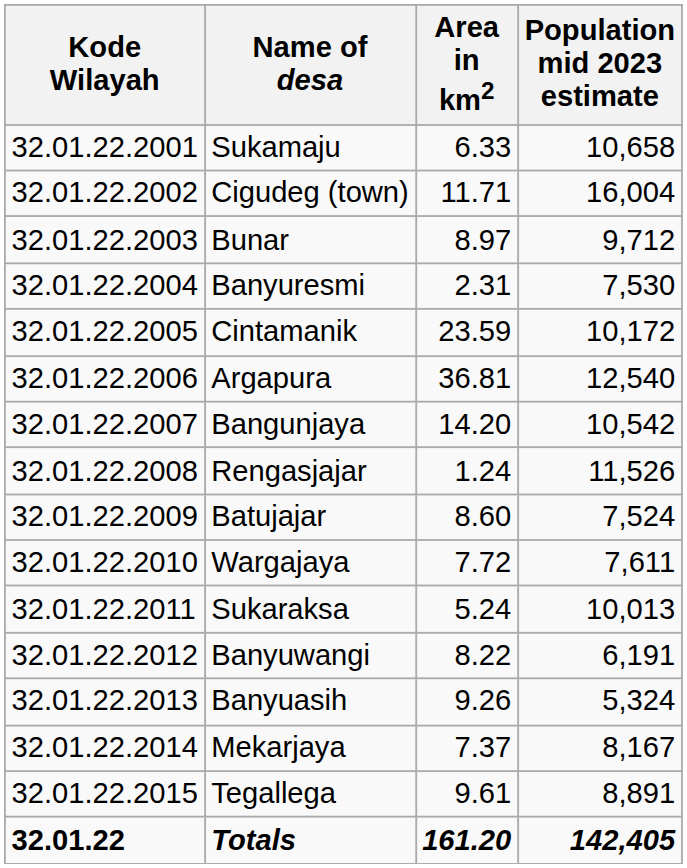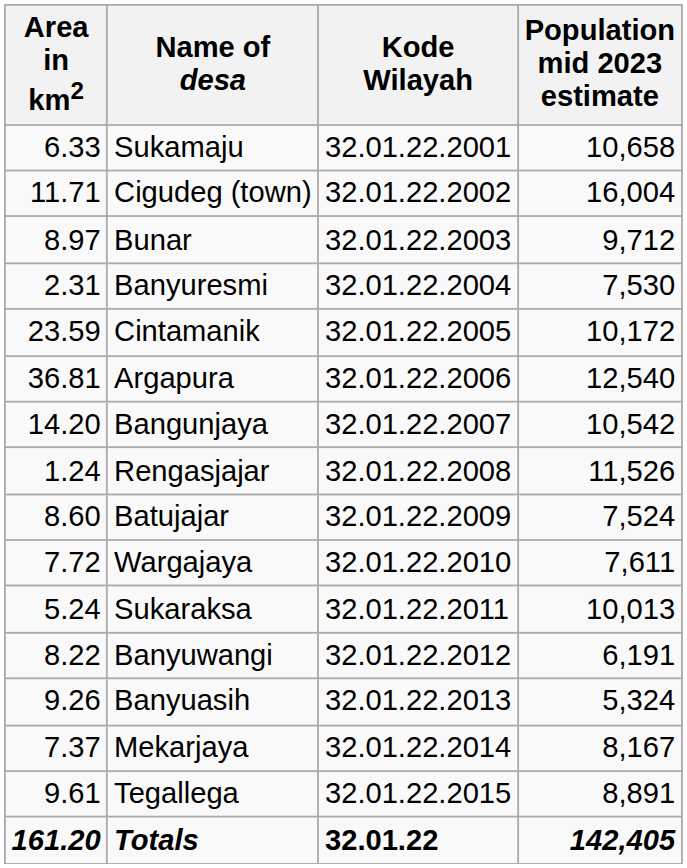columns swapped: (105, 64) <-> (467, 64)
